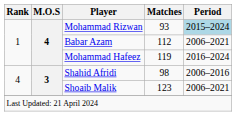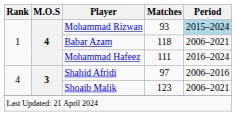(164, 42) 112 -> (164, 42) 118
(164, 57) 119 -> (164, 57) 111
(164, 73) 98 -> (164, 73) 97
